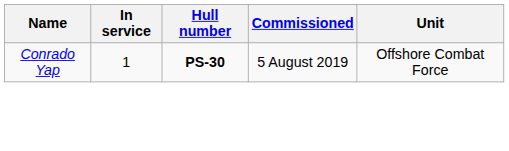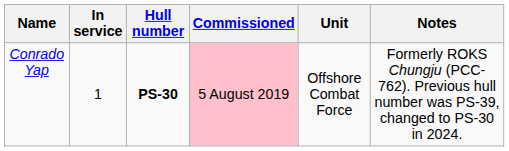+ column: (437, 23)
(303, 62) no background -> (244, 94) pink background
